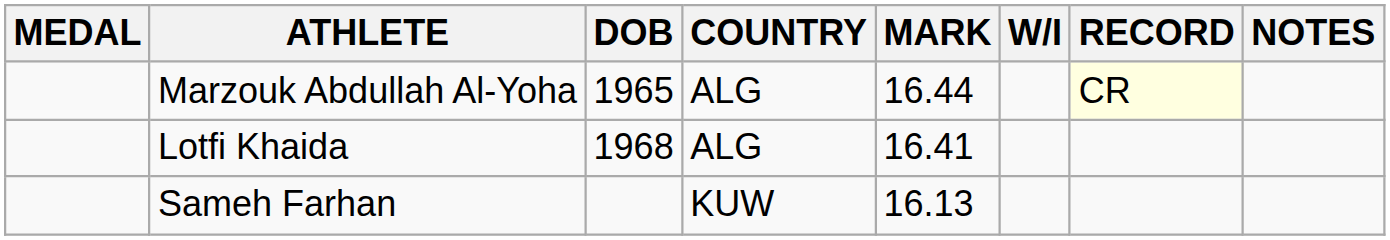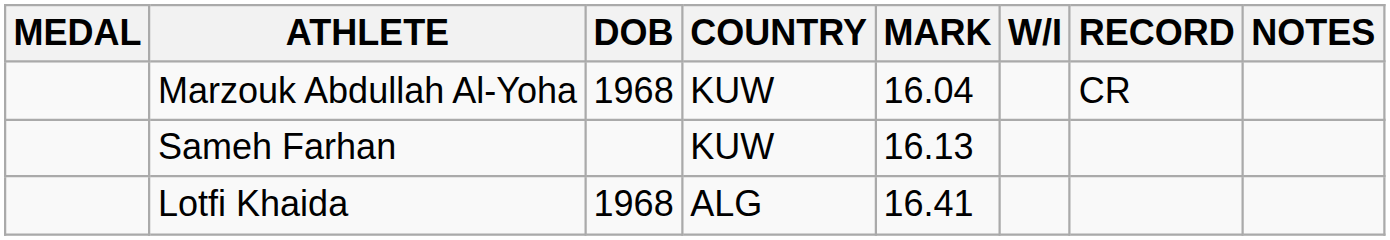(634, 90) 1965 -> (634, 90) 1968
(726, 90) ALG -> (732, 90) KUW
(929, 90) 16.44 -> (929, 90) 16.04
(1105, 90) lightyellow background -> (1105, 90) no background
rows swapped: (253, 147) <-> (277, 204)
